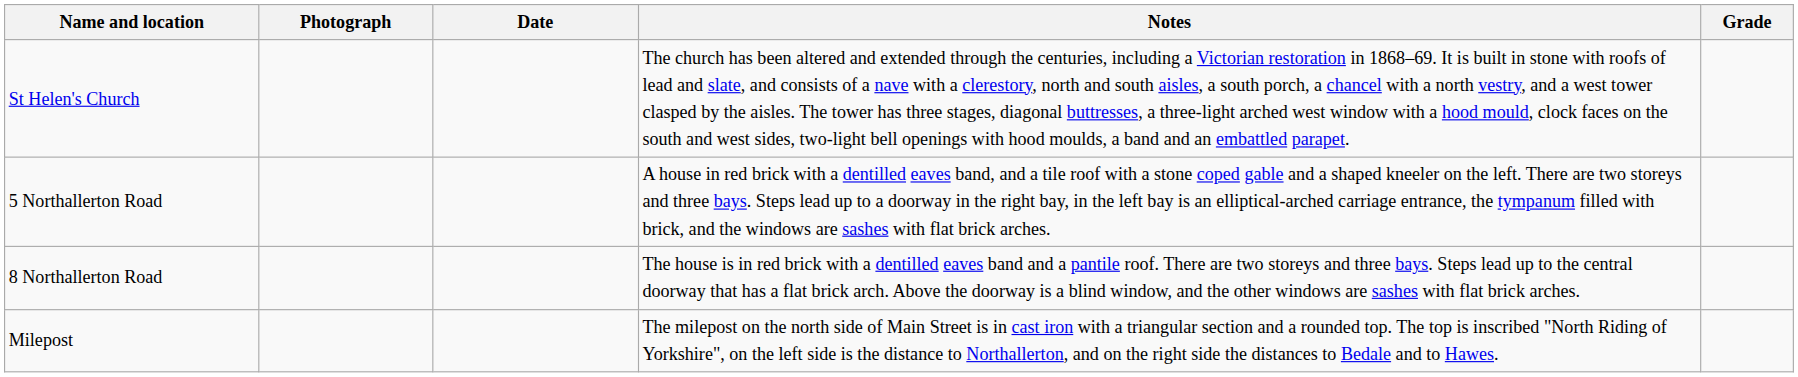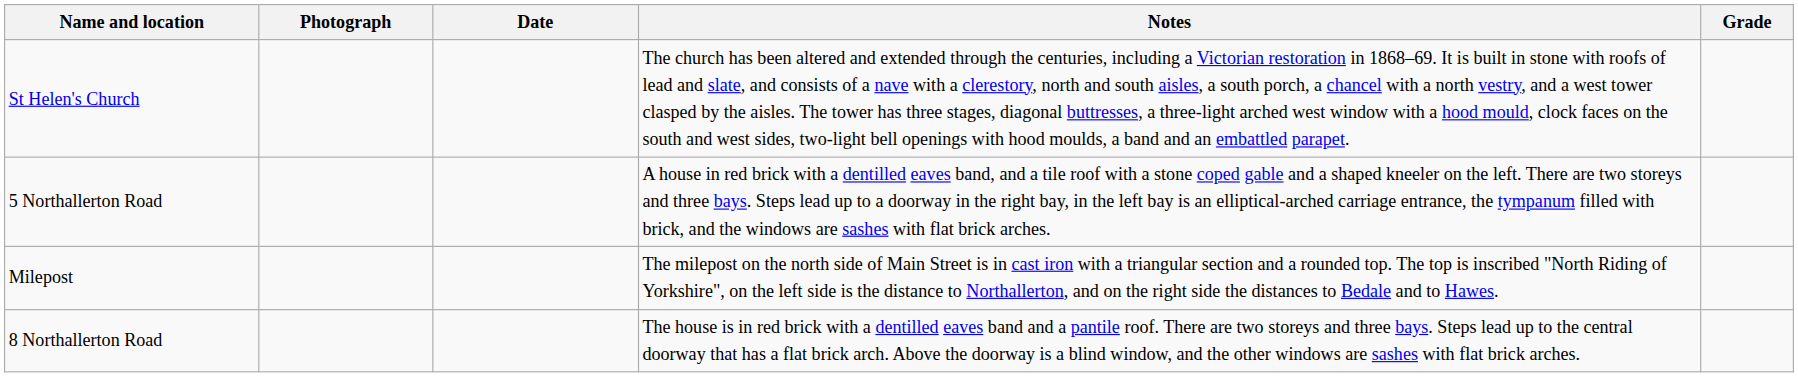rows swapped: (86, 277) <-> (41, 340)
